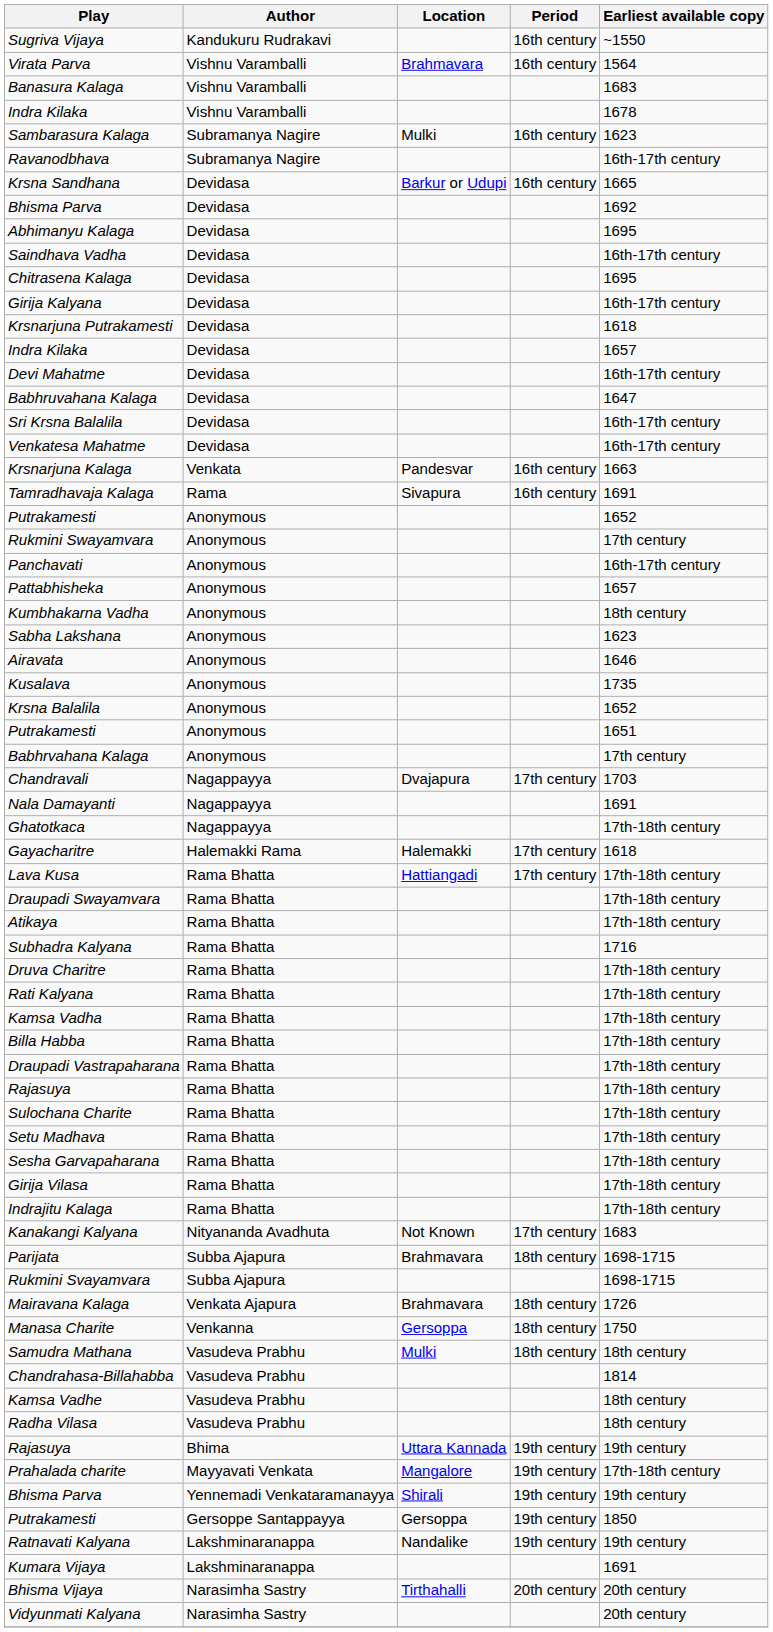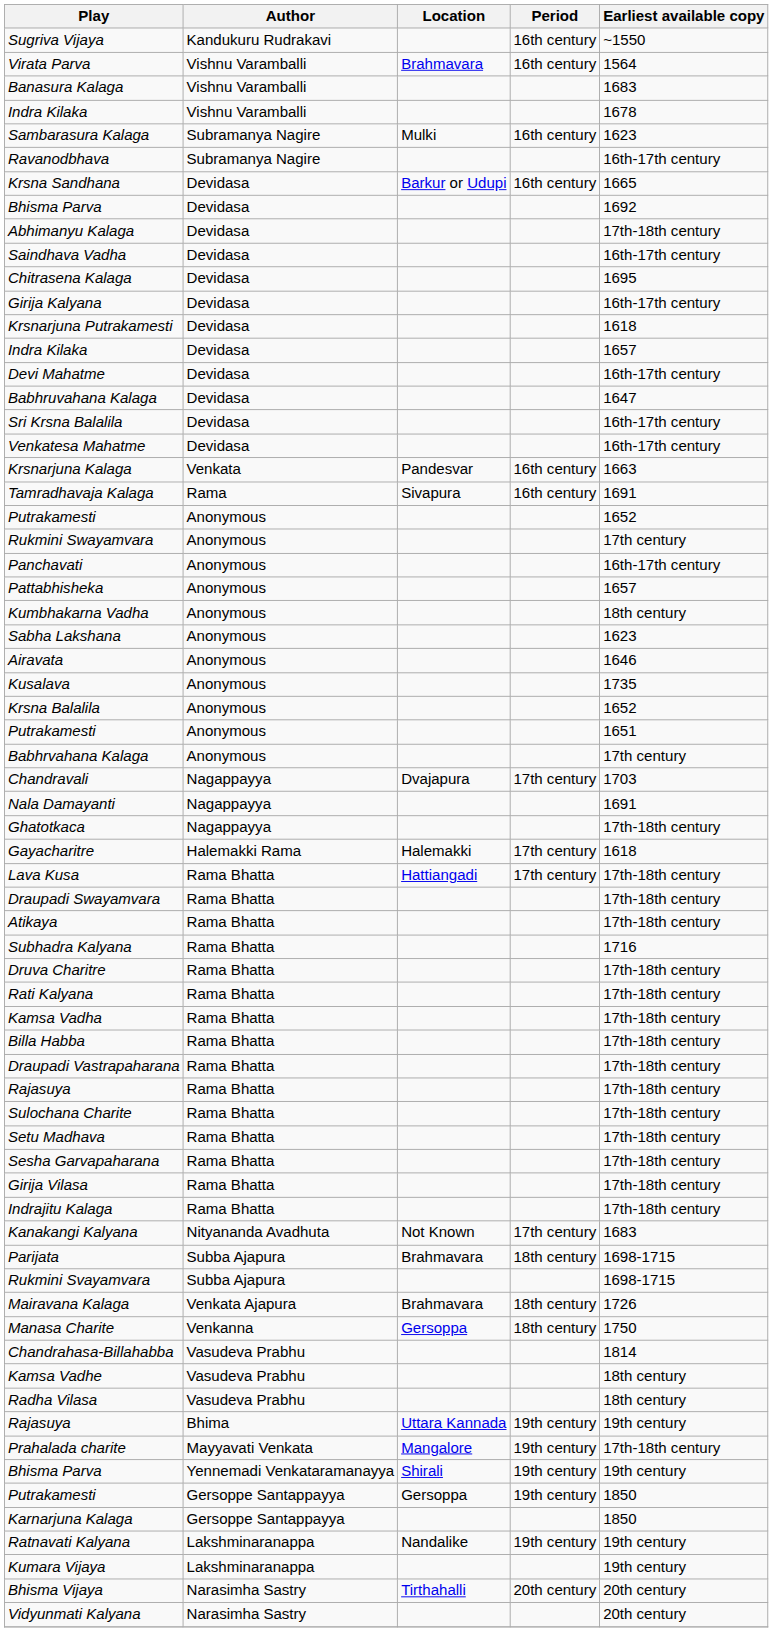(620, 231) 1695 -> (662, 231) 17th-18th century
- row: (70, 1352)
+ row: (70, 1519)
(620, 1566) 1691 -> (645, 1566) 19th century
